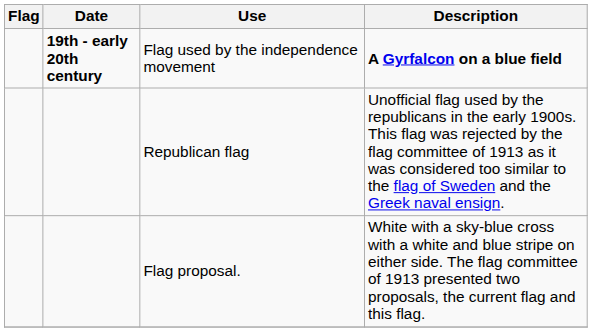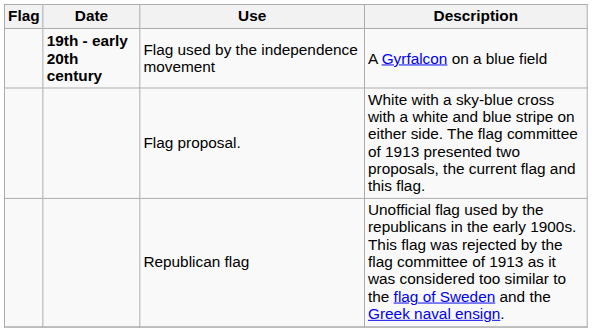(465, 58) bold -> (458, 58) normal
rows swapped: (192, 271) <-> (196, 151)
